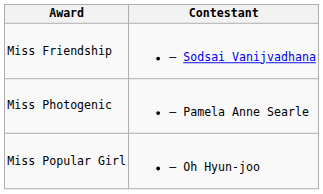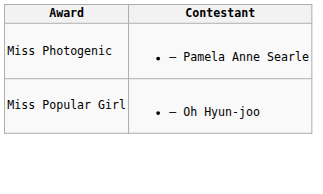- row: (60, 51)
